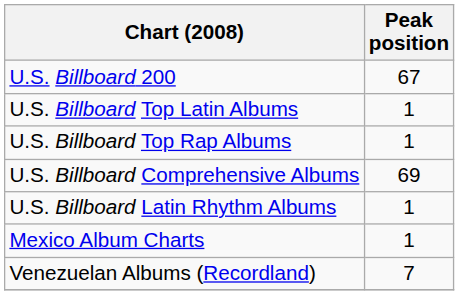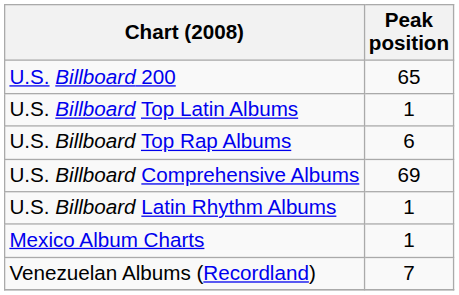(409, 76) 67 -> (409, 76) 65
(409, 142) 1 -> (409, 142) 6
